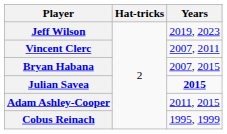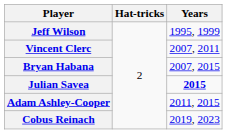(195, 31) 2019, 2023 -> (195, 31) 1995, 1999
(195, 119) 1995, 1999 -> (195, 119) 2019, 2023
